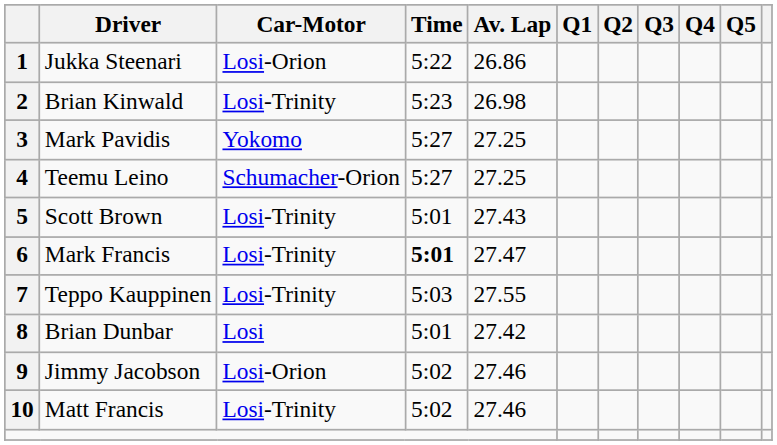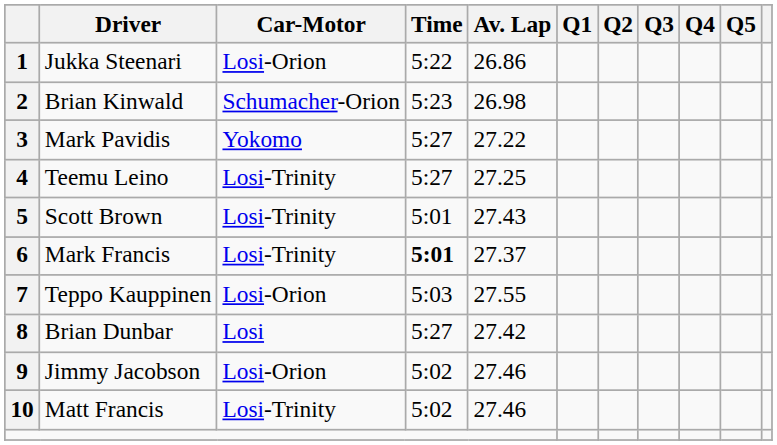(279, 100) Losi-Trinity -> (311, 100) Schumacher-Orion
(500, 139) 27.25 -> (500, 139) 27.22
(311, 177) Schumacher-Orion -> (279, 177) Losi-Trinity
(500, 254) 27.47 -> (500, 254) 27.37
(279, 293) Losi-Trinity -> (274, 293) Losi-Orion
(432, 332) 5:01 -> (432, 332) 5:27
